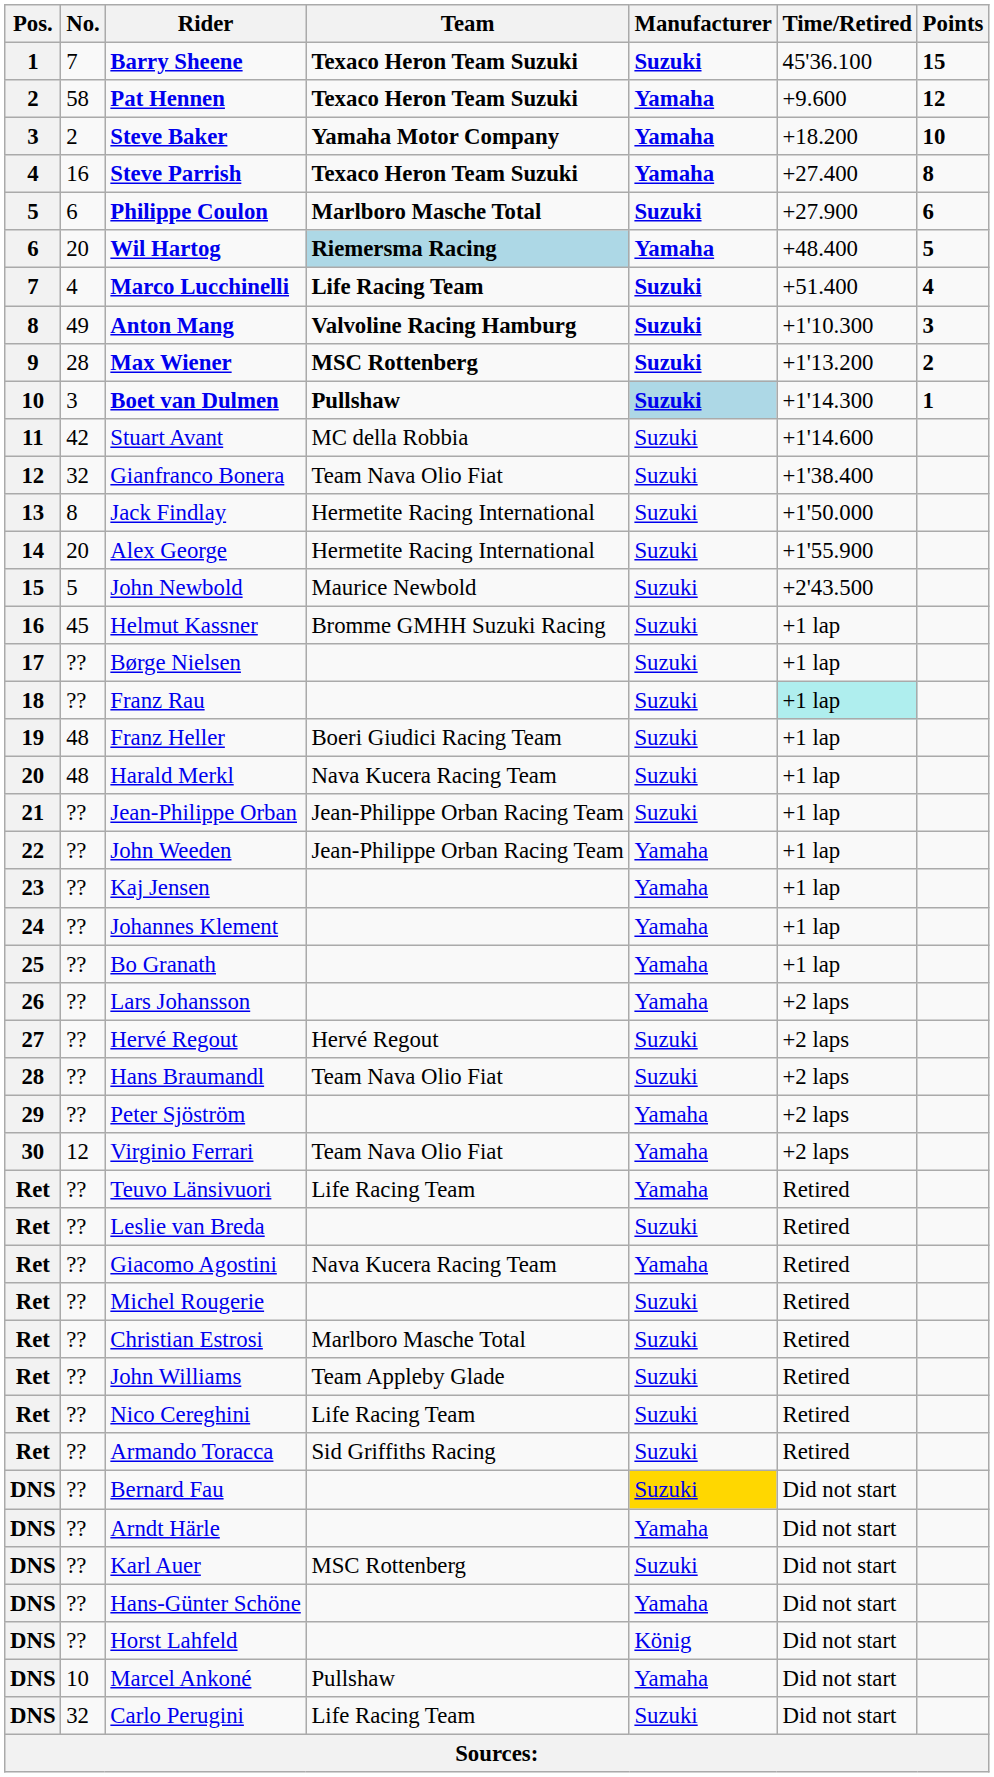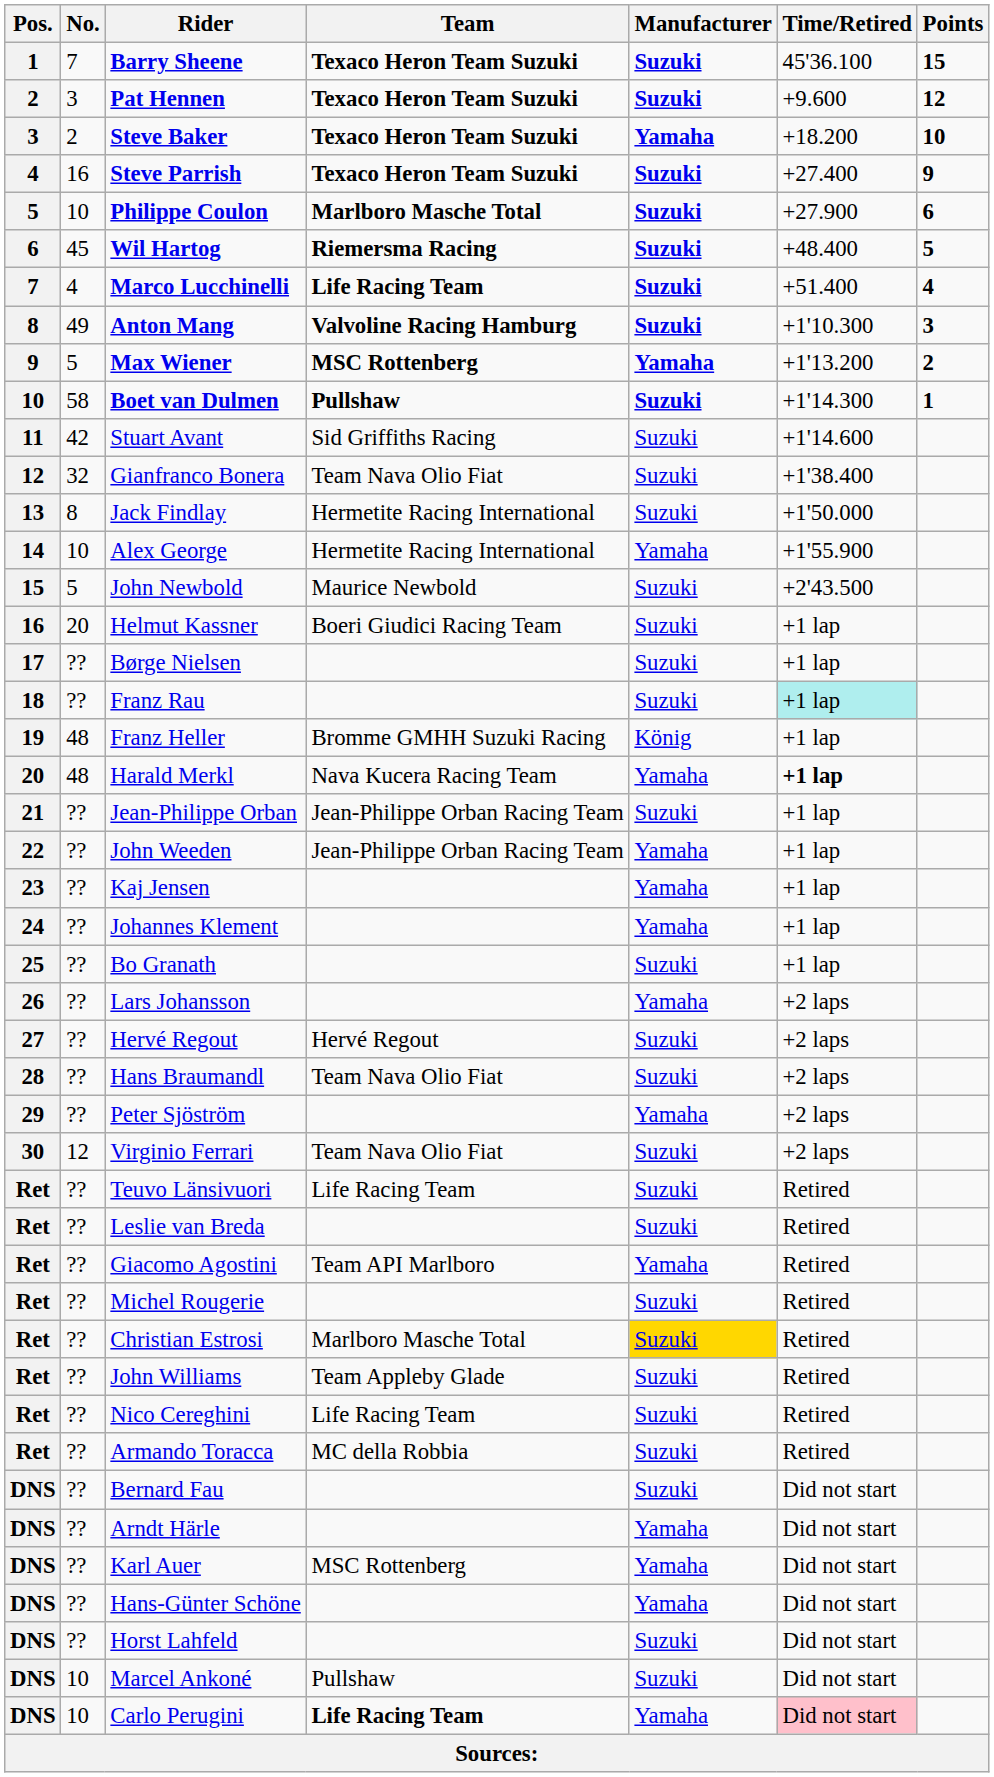(78, 98) 58 -> (72, 98) 3
(674, 98) Yamaha -> (668, 98) Suzuki
(435, 136) Yamaha Motor Company -> (445, 136) Texaco Heron Team Suzuki
(674, 173) Yamaha -> (668, 173) Suzuki
(928, 173) 8 -> (928, 173) 9
(72, 211) 6 -> (78, 211) 10
(78, 249) 20 -> (78, 249) 45
(404, 249) lightblue background -> (404, 249) no background
(674, 249) Yamaha -> (668, 249) Suzuki
(78, 361) 28 -> (72, 361) 5
(668, 361) Suzuki -> (674, 361) Yamaha
(72, 399) 3 -> (78, 399) 58
(668, 399) lightblue background -> (668, 399) no background
(390, 437) MC della Robbia -> (404, 437) Sid Griffiths Racing
(78, 549) 20 -> (78, 549) 10
(666, 549) Suzuki -> (671, 549) Yamaha
(78, 624) 45 -> (78, 624) 20
(458, 624) Bromme GMHH Suzuki Racing -> (437, 624) Boeri Giudici Racing Team
(437, 737) Boeri Giudici Racing Team -> (458, 737) Bromme GMHH Suzuki Racing
(666, 737) Suzuki -> (663, 737) König
(666, 775) Suzuki -> (671, 775) Yamaha
(811, 775) normal -> (813, 775) bold
(671, 963) Yamaha -> (666, 963) Suzuki
(671, 1151) Yamaha -> (666, 1151) Suzuki
(671, 1188) Yamaha -> (666, 1188) Suzuki
(434, 1264) Nava Kucera Racing Team -> (403, 1264) Team API Marlboro
(666, 1339) no background -> (666, 1339) gold background
(404, 1452) Sid Griffiths Racing -> (390, 1452) MC della Robbia
(666, 1489) gold background -> (666, 1489) no background
(666, 1564) Suzuki -> (671, 1564) Yamaha
(663, 1640) König -> (666, 1640) Suzuki
(671, 1677) Yamaha -> (666, 1677) Suzuki
(78, 1715) 32 -> (78, 1715) 10
(393, 1715) normal -> (397, 1715) bold
(666, 1715) Suzuki -> (671, 1715) Yamaha
(839, 1715) no background -> (839, 1715) pink background
